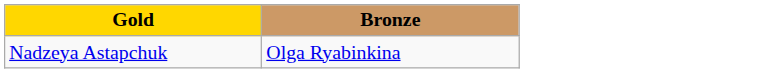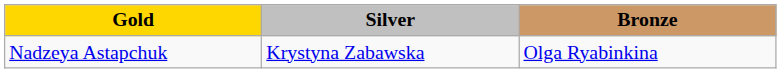+ column: (390, 20)
